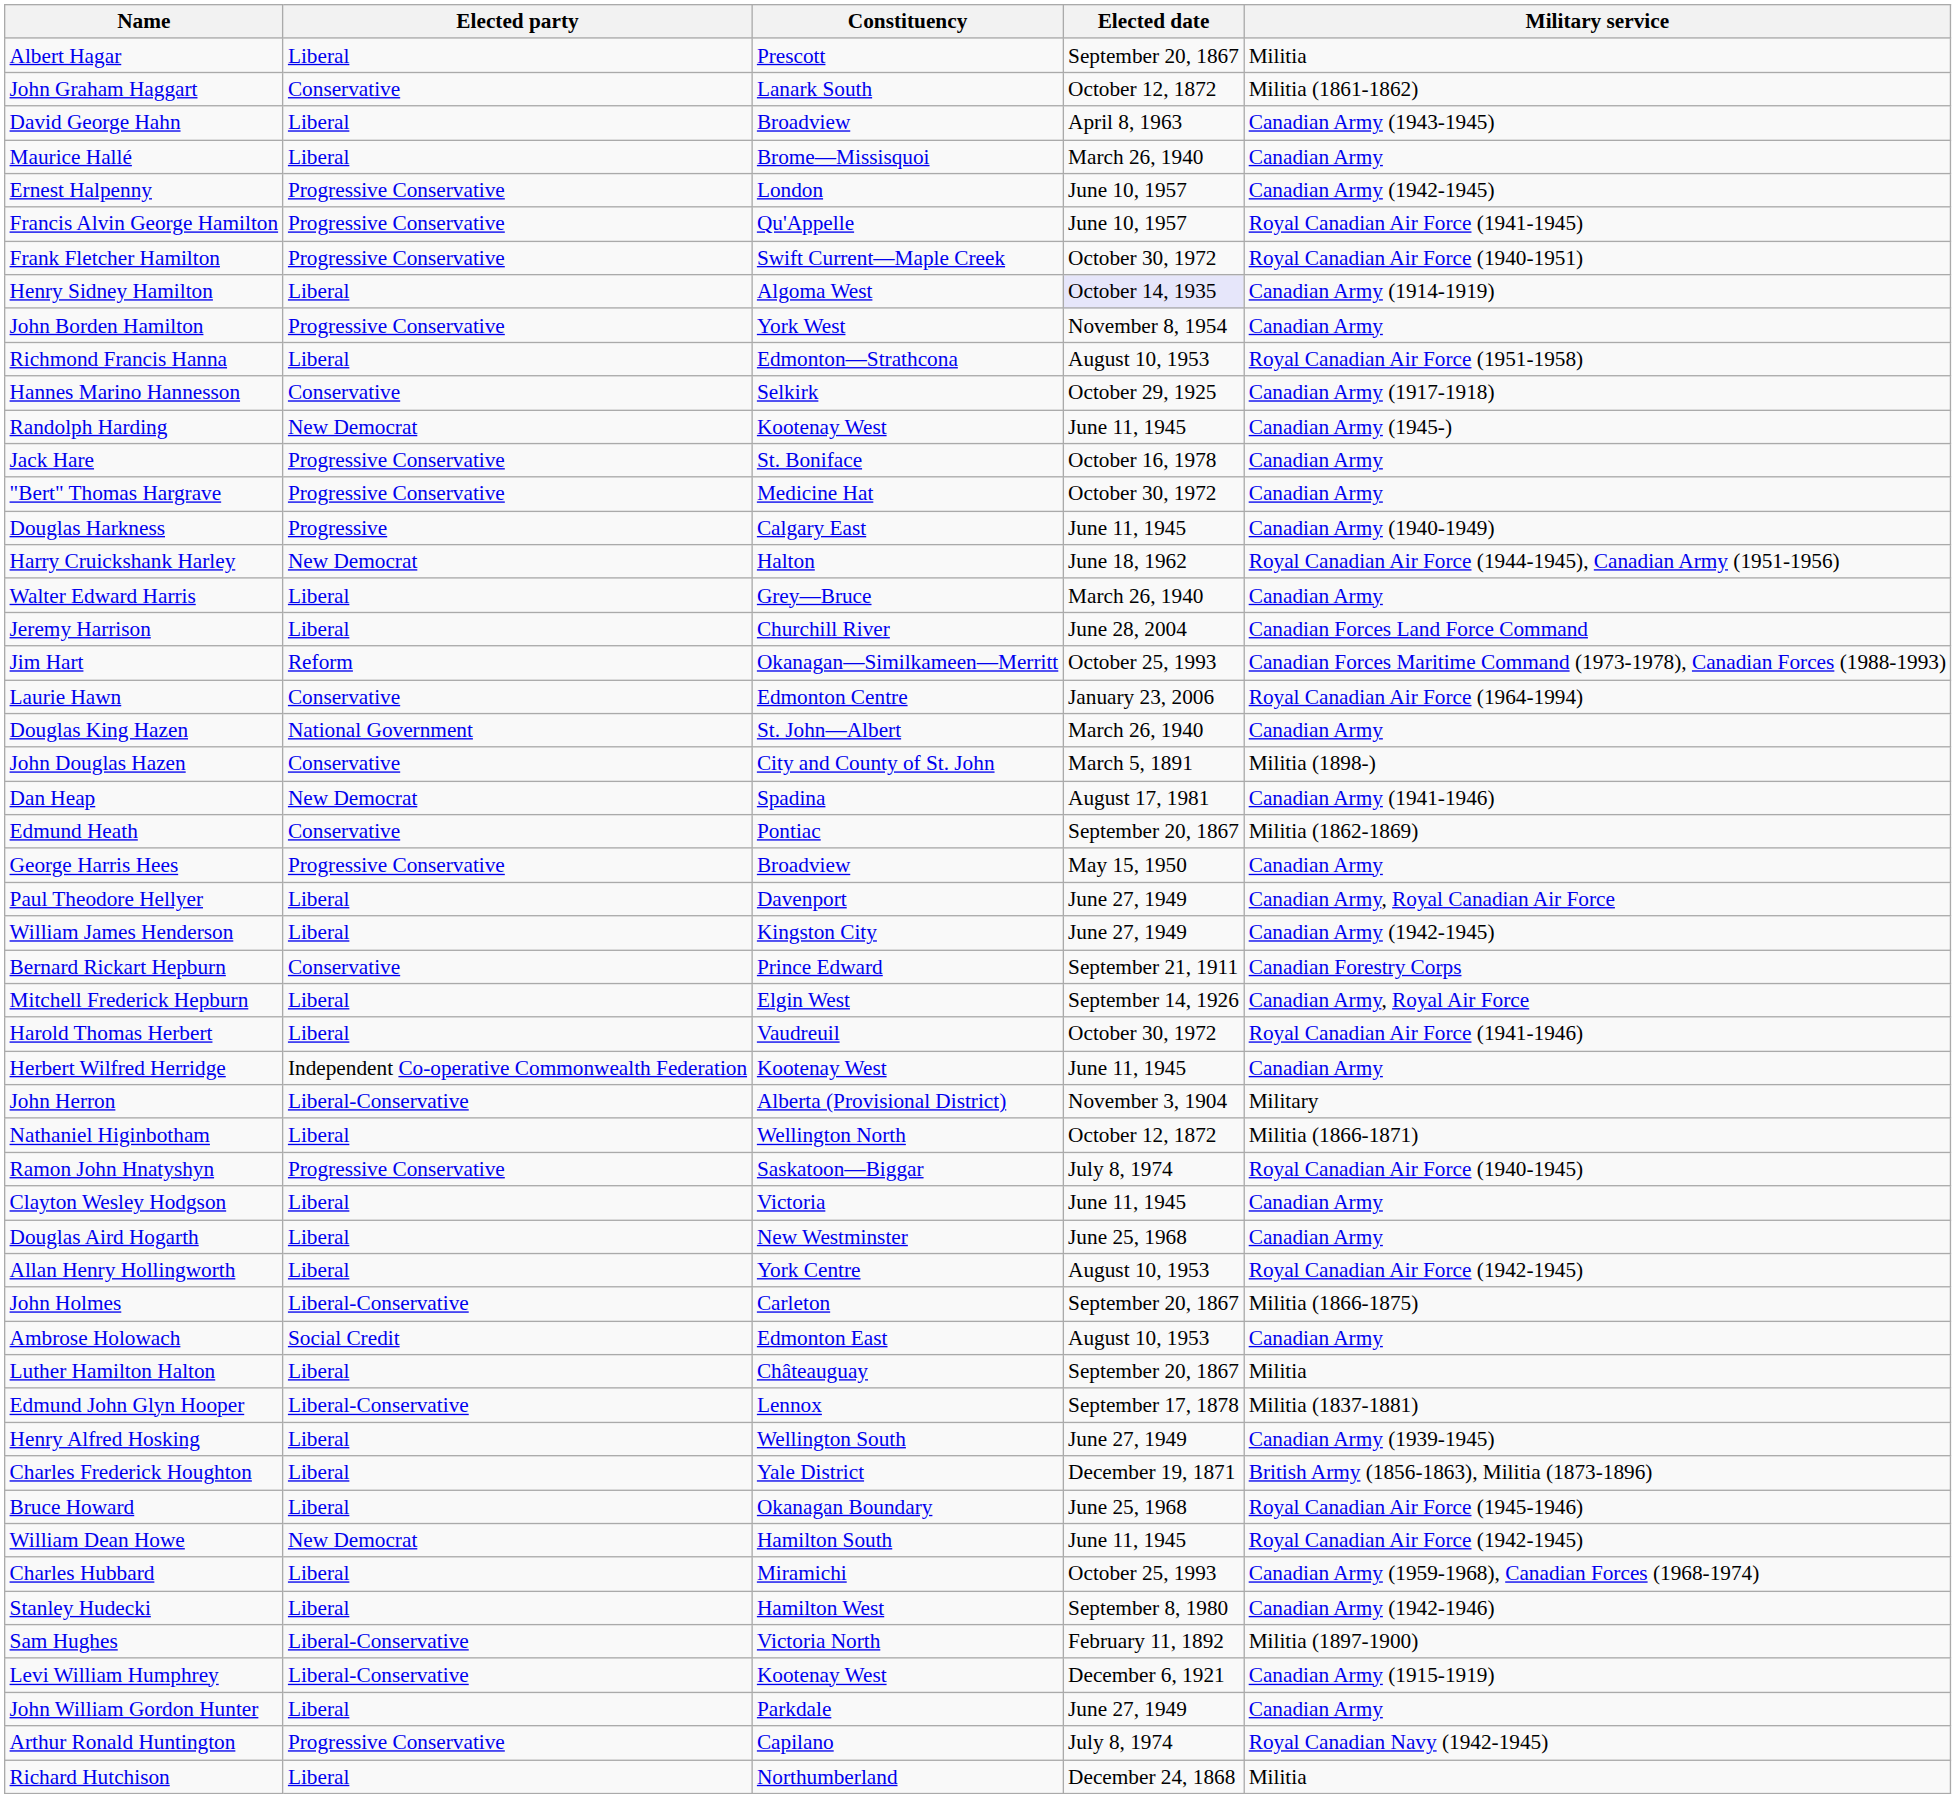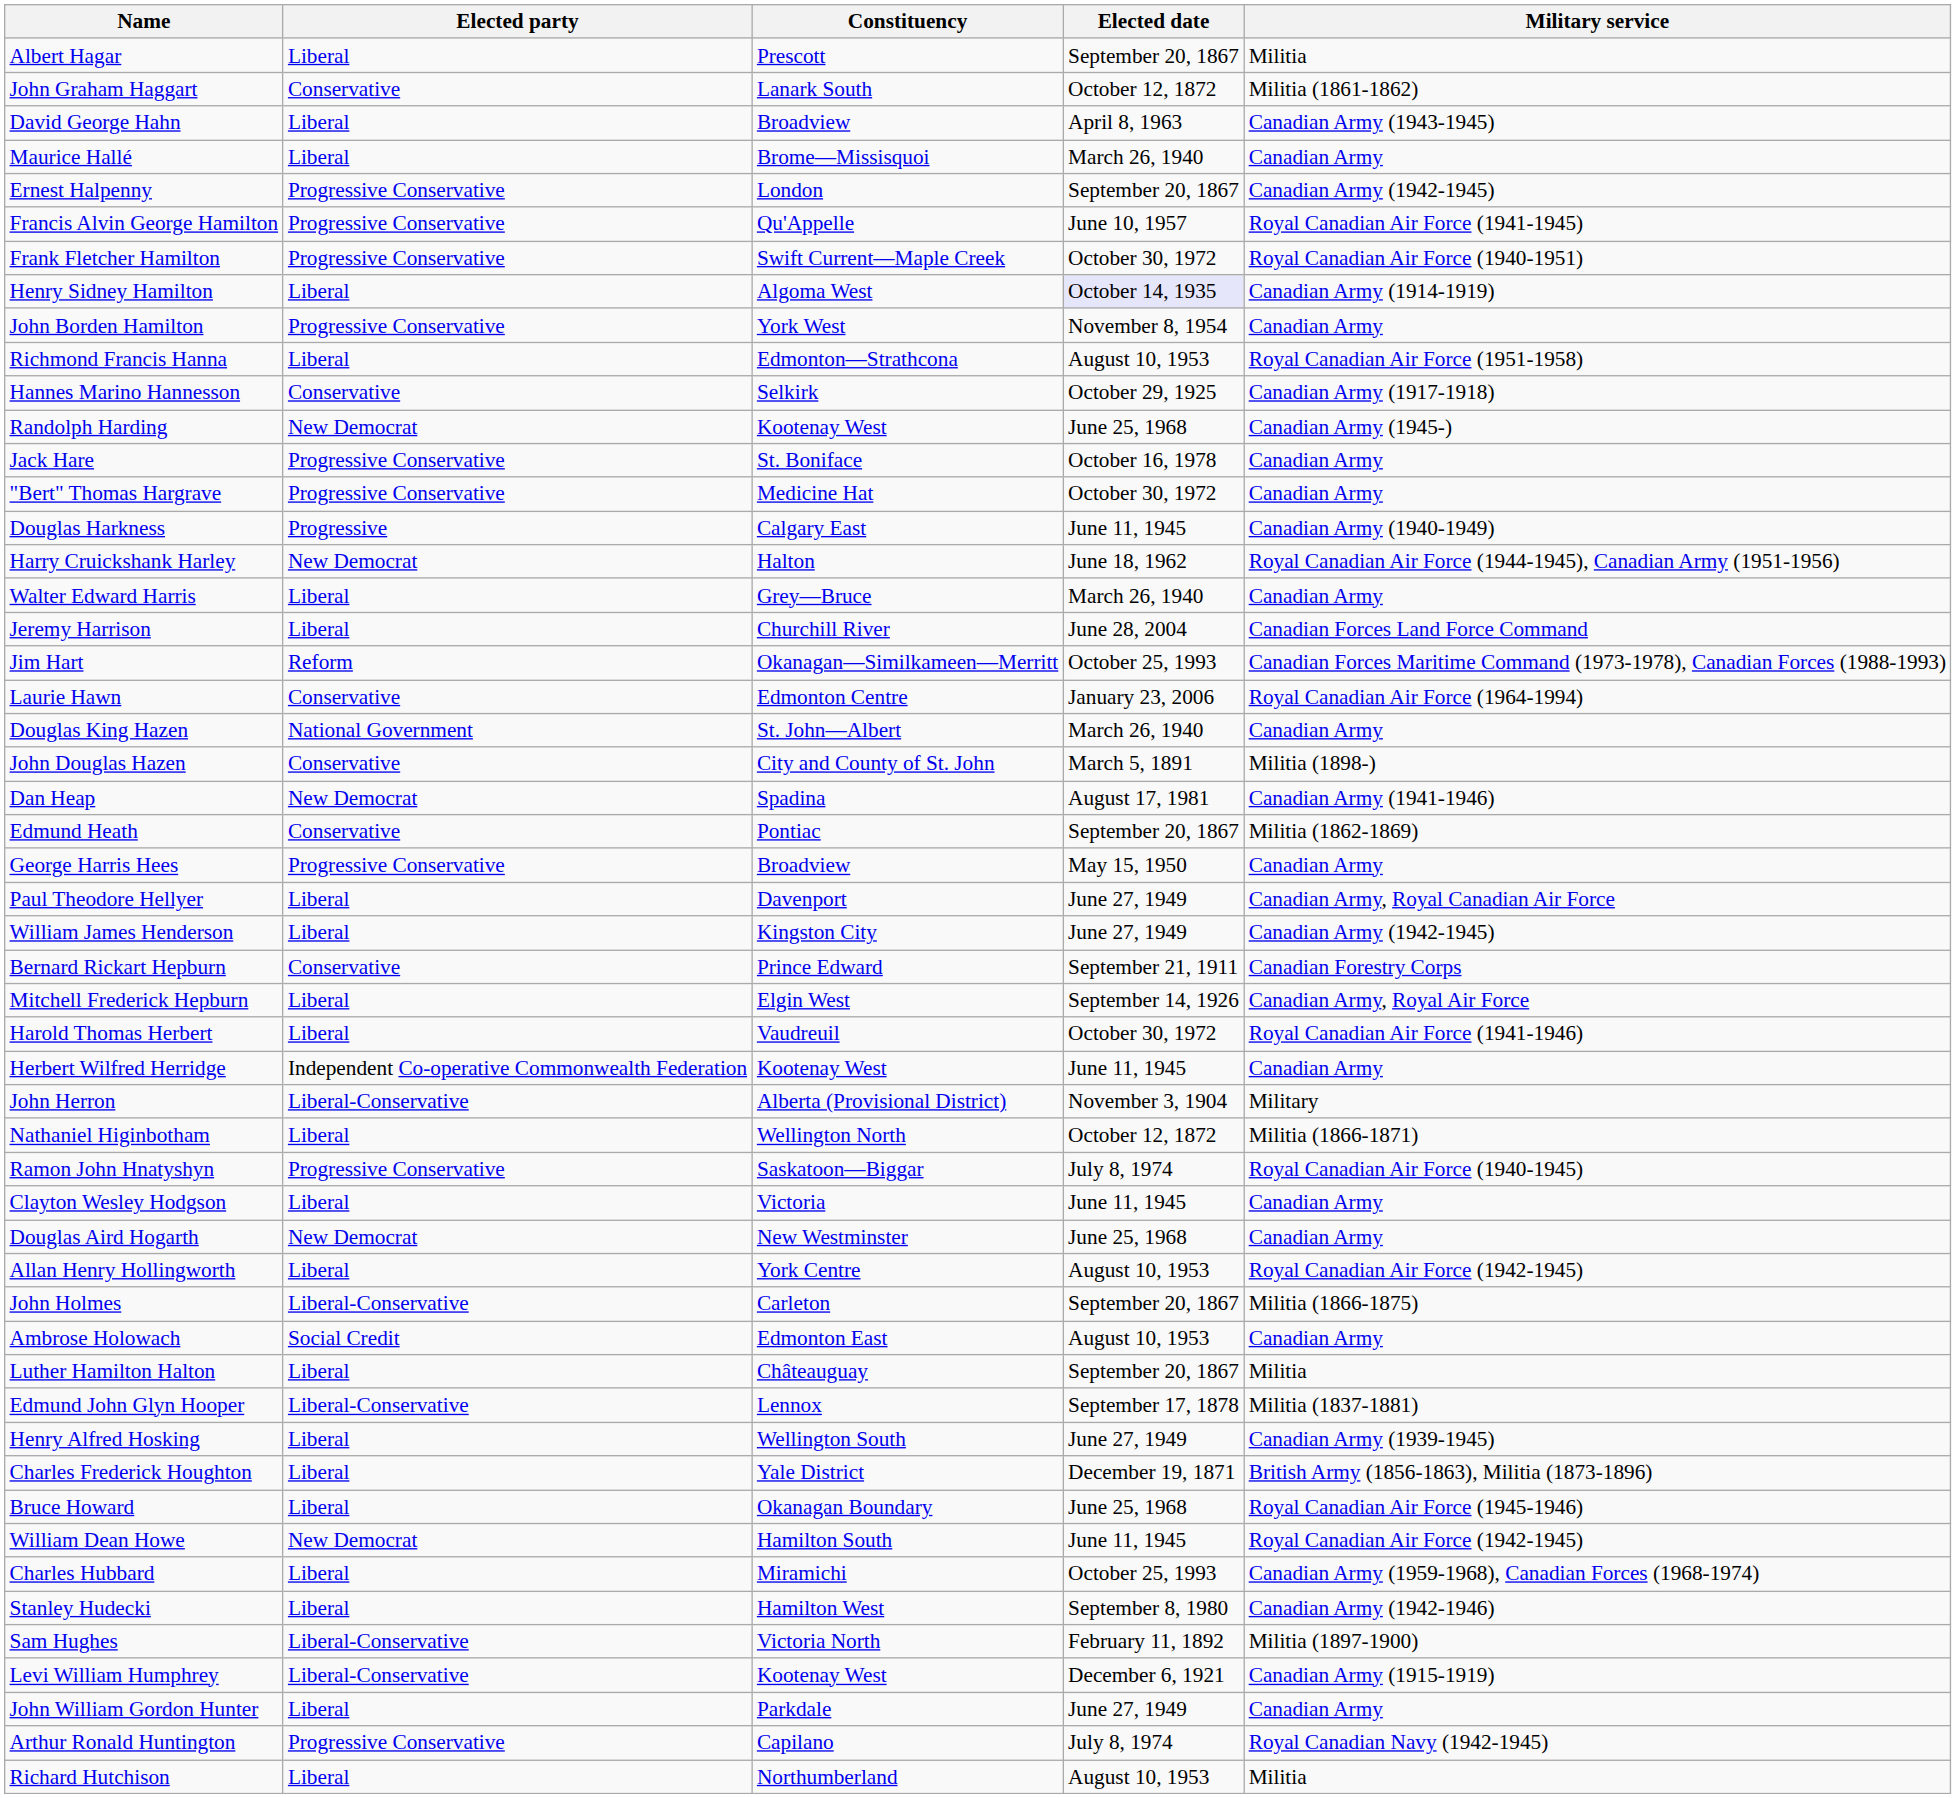(1127, 190) June 10, 1957 -> (1153, 190) September 20, 1867
(1127, 426) June 11, 1945 -> (1127, 426) June 25, 1968
(319, 1236) Liberal -> (353, 1236) New Democrat
(1152, 1776) December 24, 1868 -> (1139, 1776) August 10, 1953
